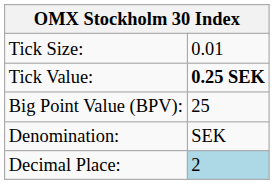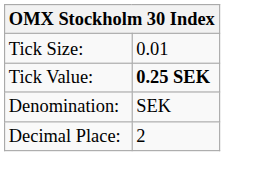- row: (96, 106)
(196, 164) lightblue background -> (141, 135) no background
